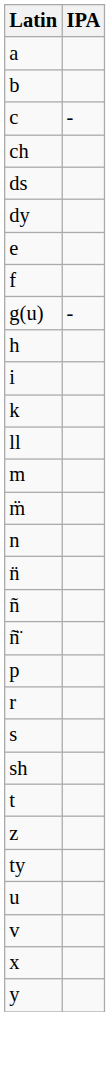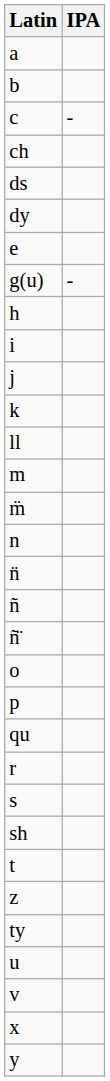- row: (13, 280)
+ row: (12, 378)
+ row: (14, 670)
+ row: (20, 735)
